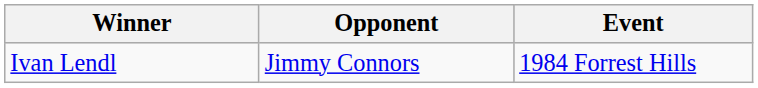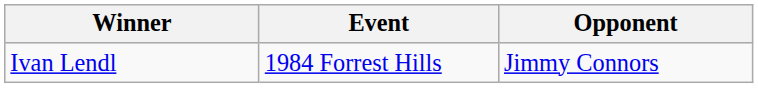columns swapped: (386, 23) <-> (633, 23)
